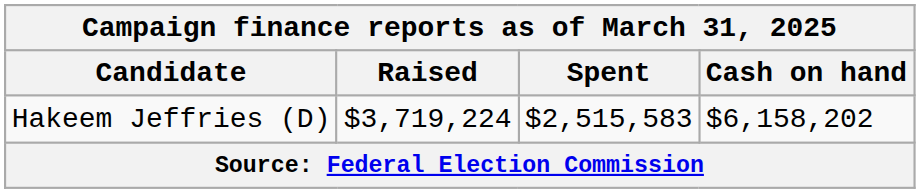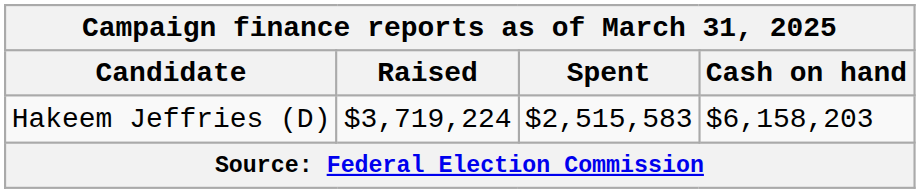(790, 119) $6,158,202 -> (790, 119) $6,158,203
